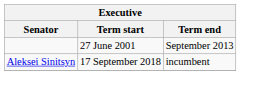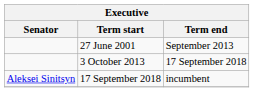+ row: (112, 62)
